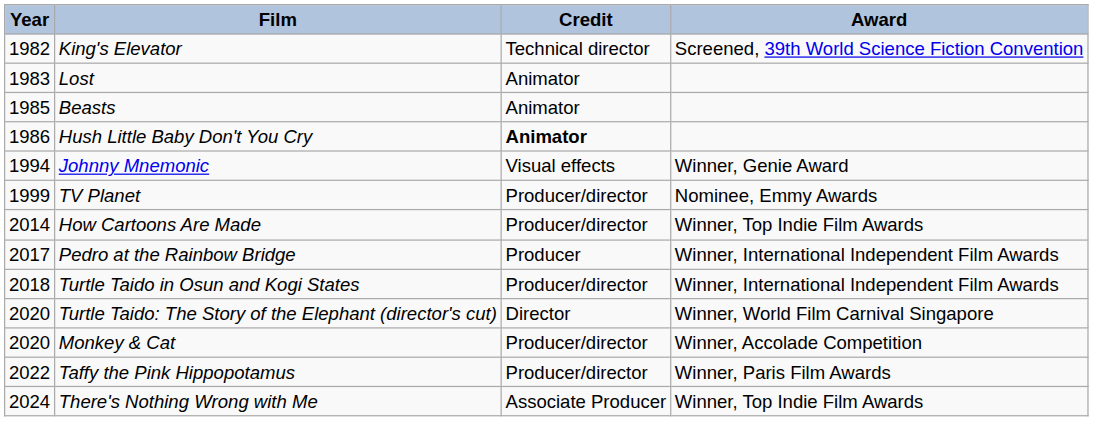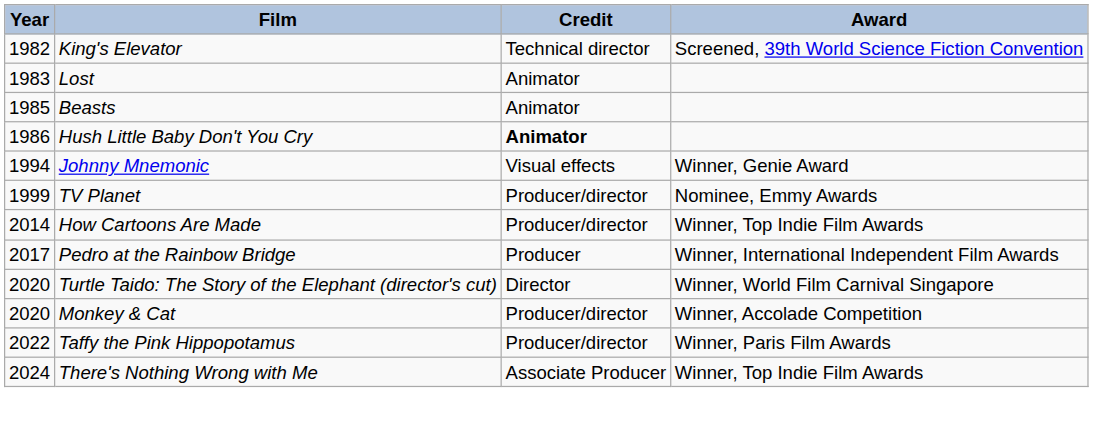- row: (209, 284)
